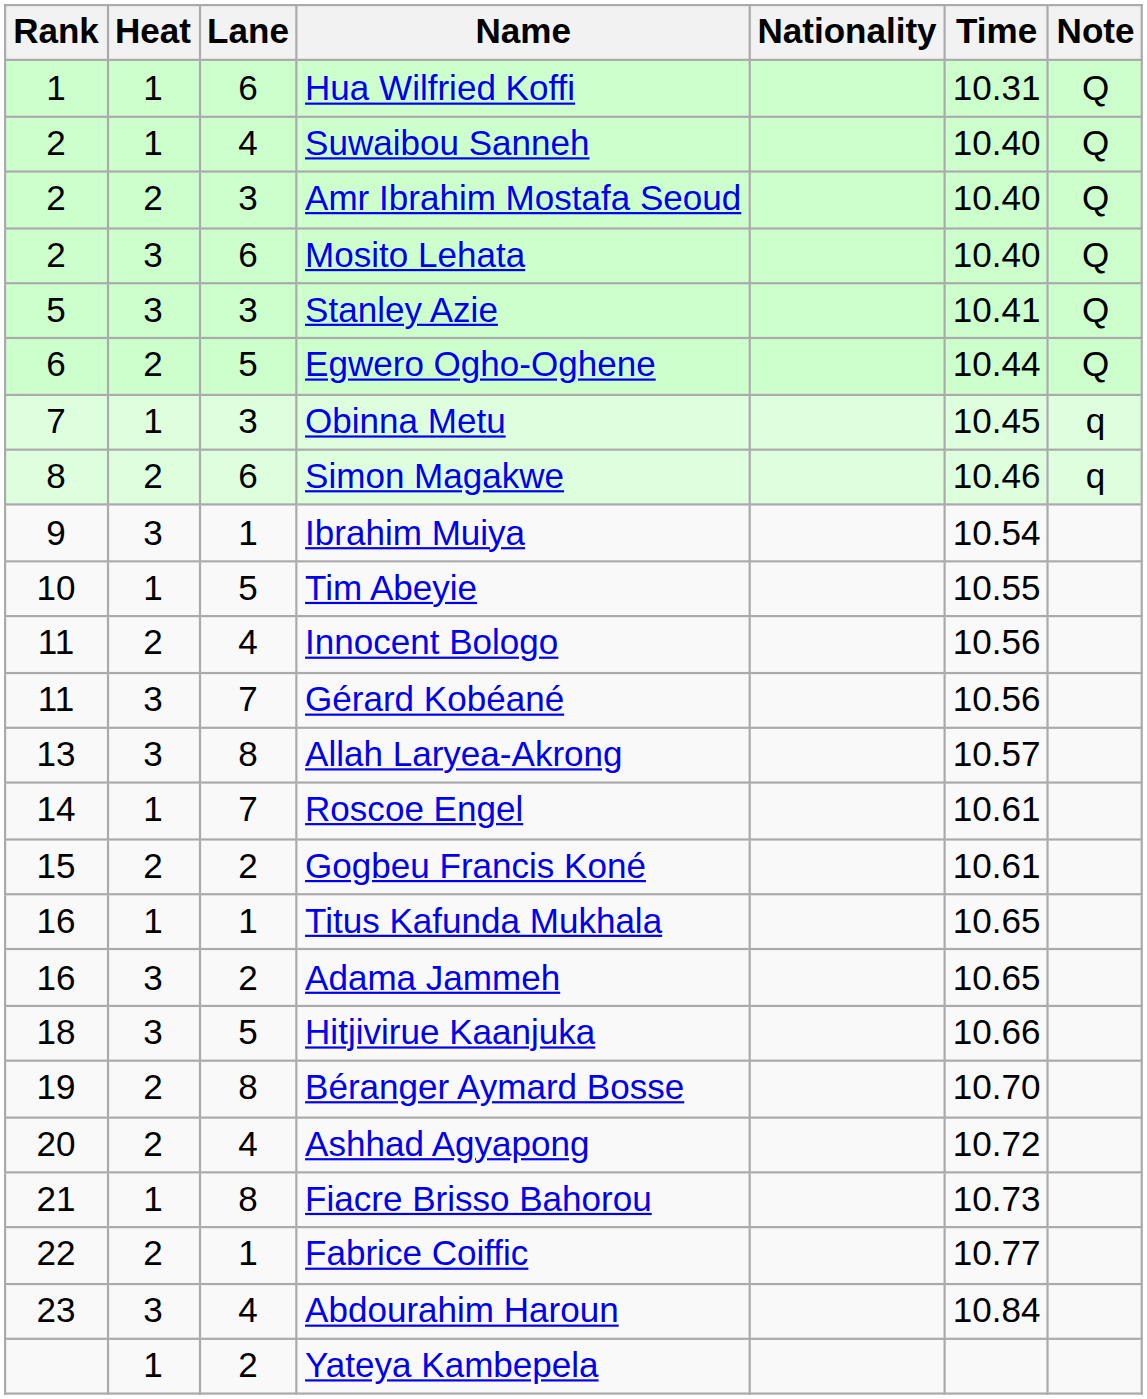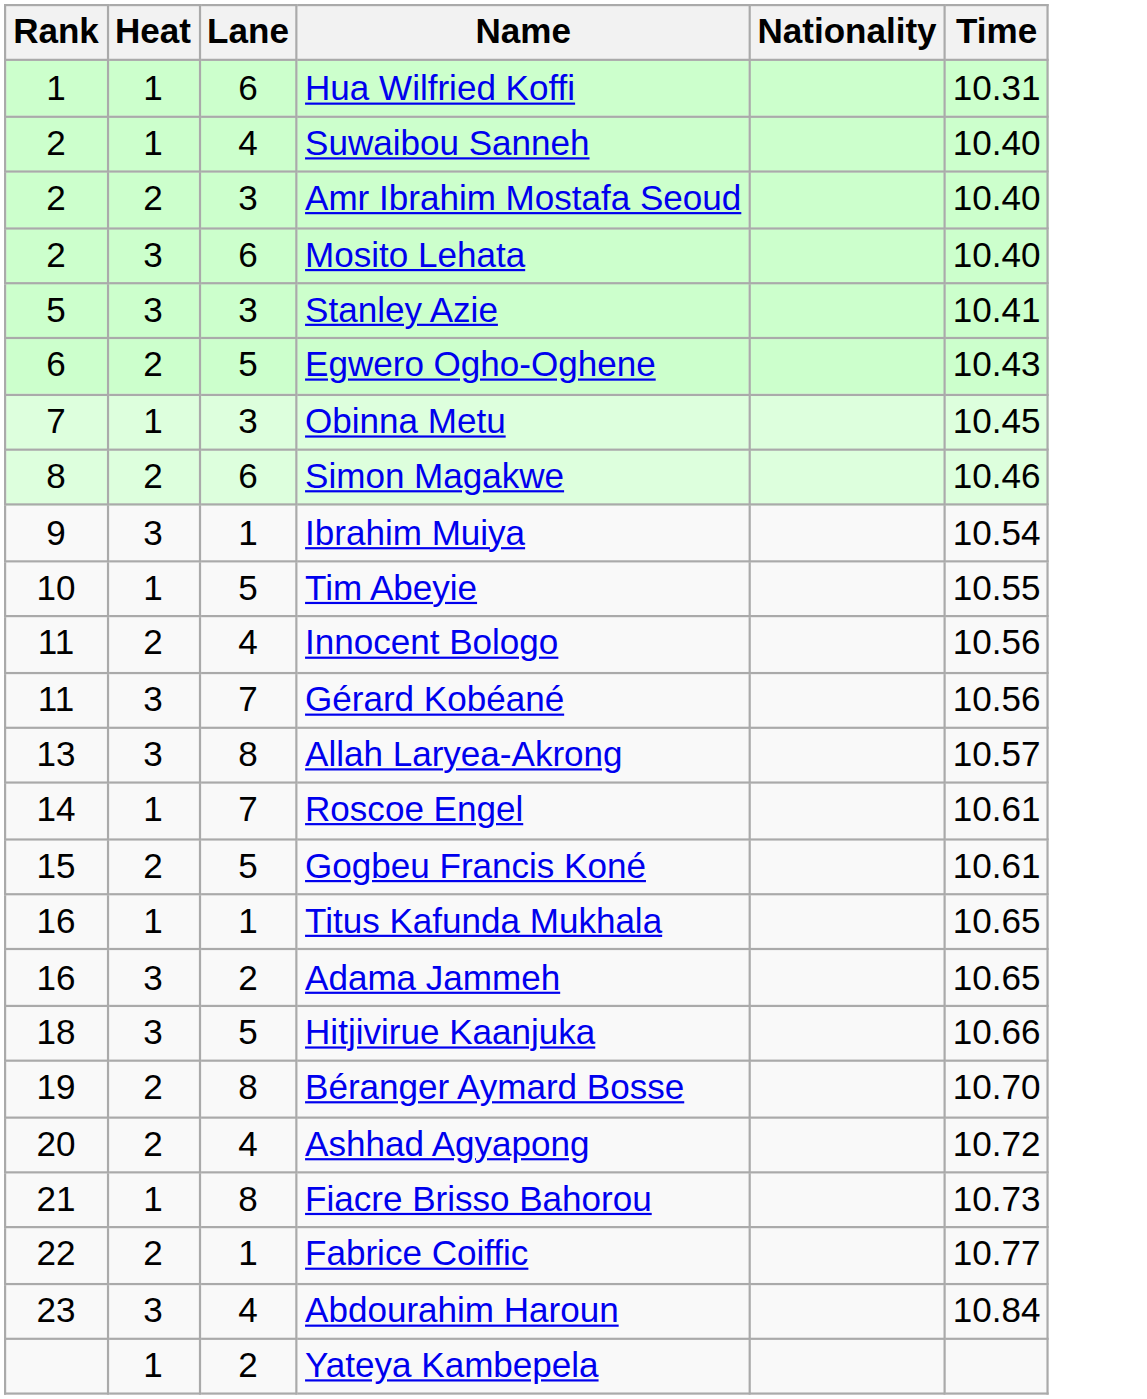- column: (1096, 32)
(997, 365) 10.44 -> (997, 365) 10.43
(248, 865) 2 -> (248, 865) 5
